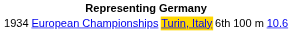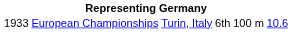(16, 23) 1934 -> (16, 23) 1933
(187, 23) gold background -> (187, 23) no background
